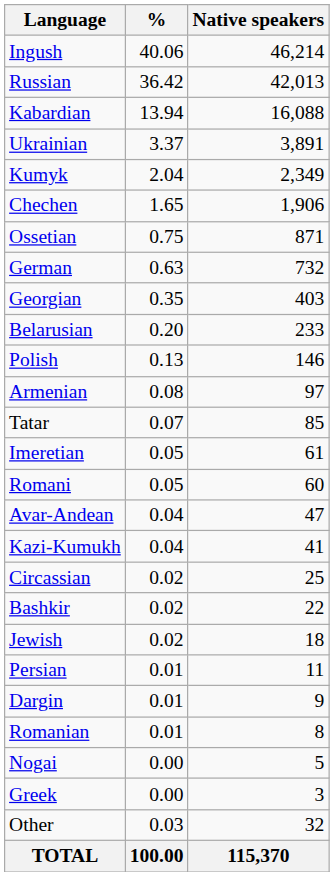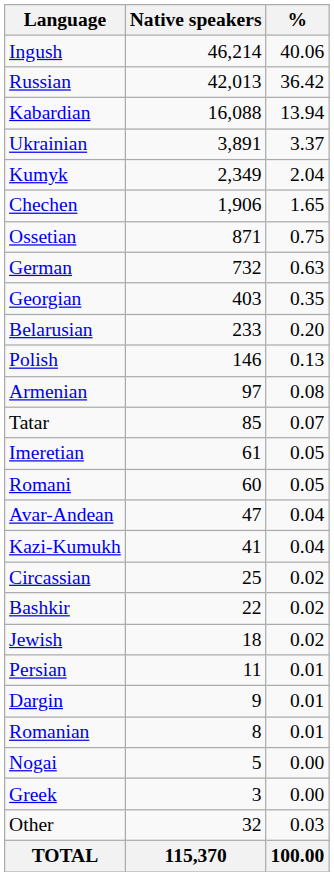columns swapped: (258, 19) <-> (157, 19)
